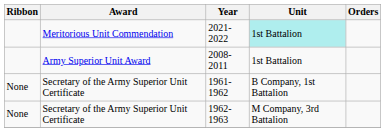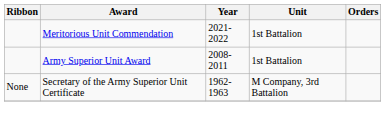(277, 33) paleturquoise background -> (277, 33) no background
- row: (220, 87)
